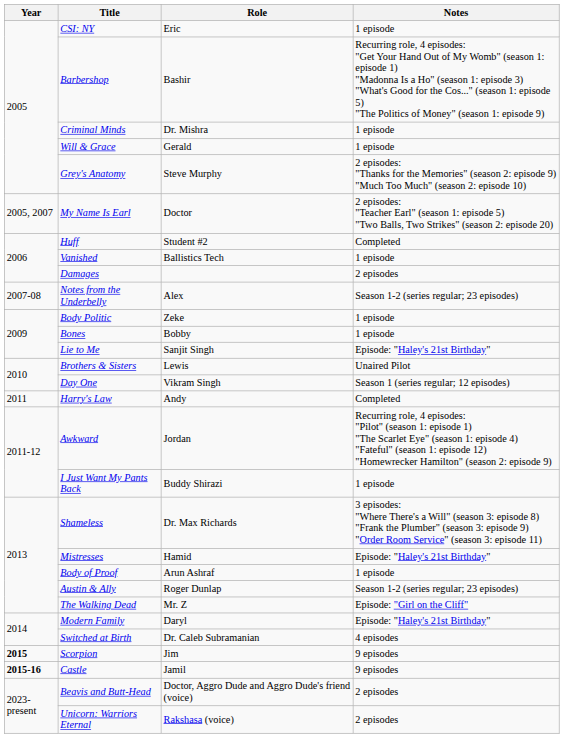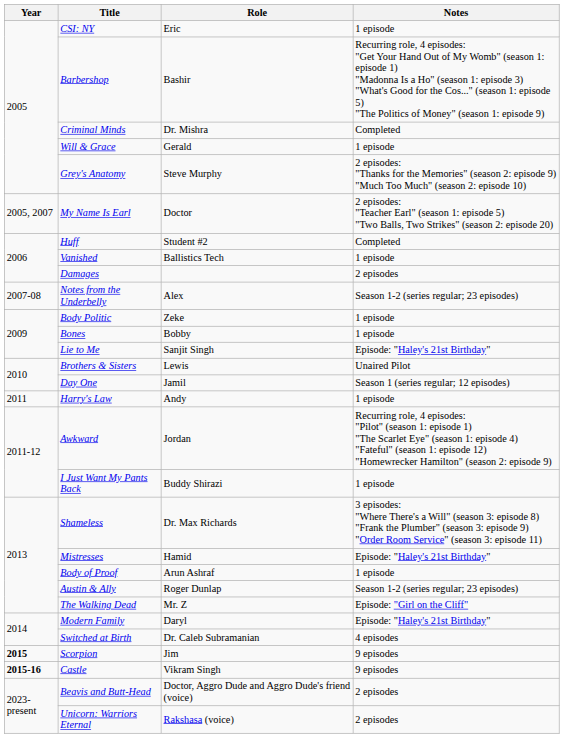(375, 130) 1 episode -> (378, 130) Completed
(192, 382) Vikram Singh -> (175, 382) Jamil
(378, 399) Completed -> (375, 399) 1 episode
(175, 669) Jamil -> (192, 669) Vikram Singh
